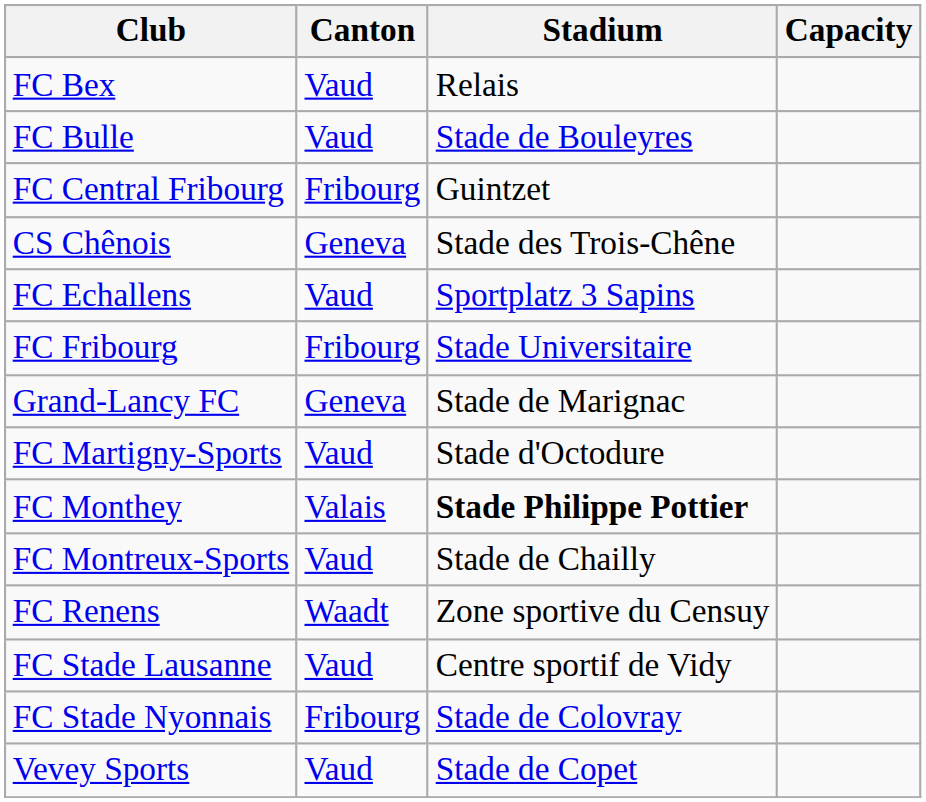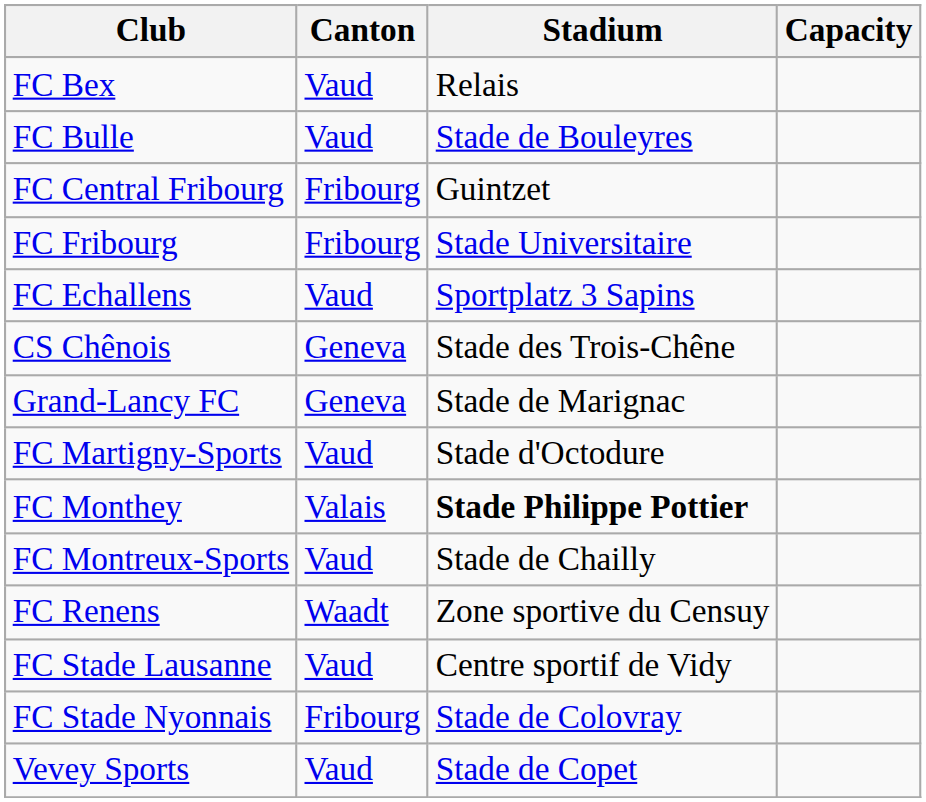rows swapped: (92, 242) <-> (95, 347)
